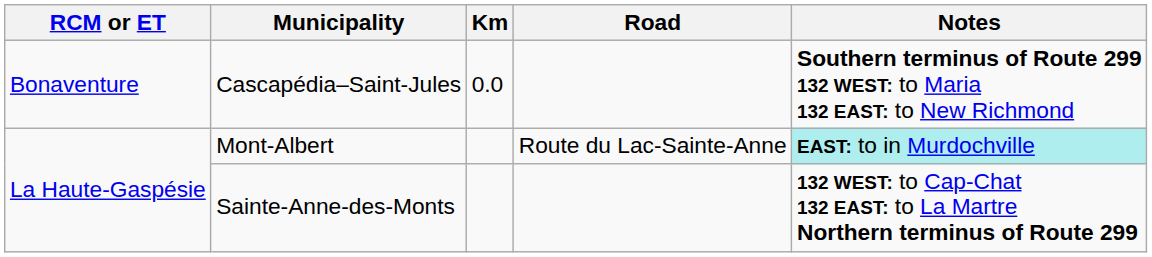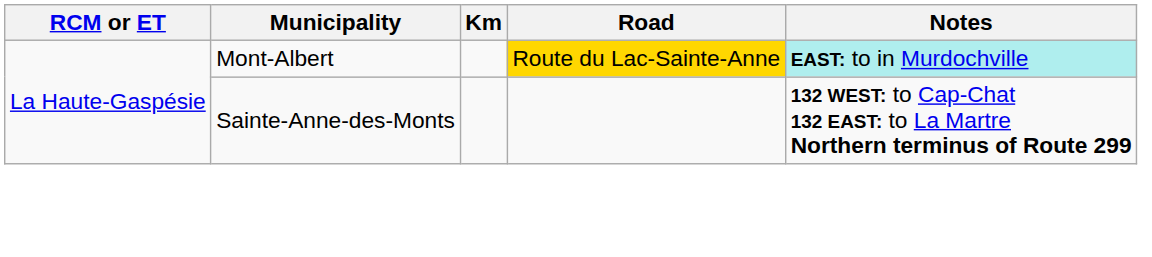- row: (339, 84)
(653, 145) no background -> (646, 58) gold background
